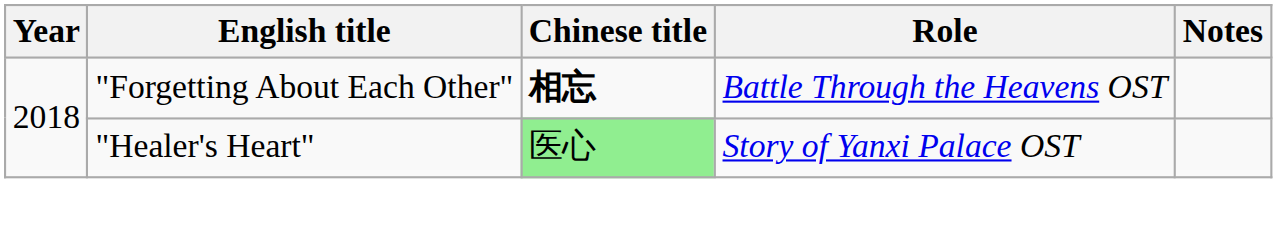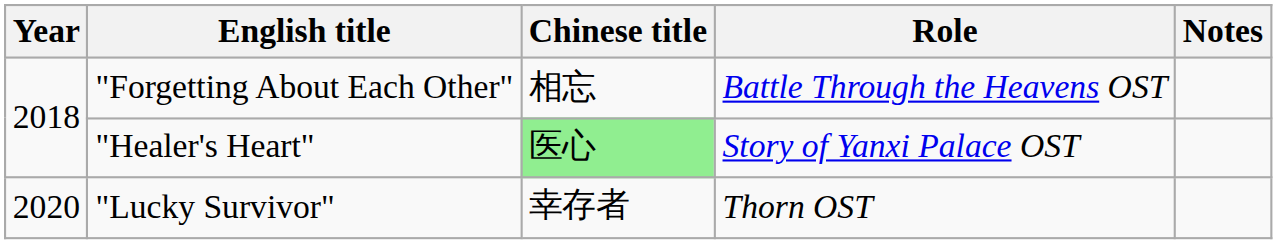(562, 86) bold -> (562, 86) normal
+ row: (215, 206)
